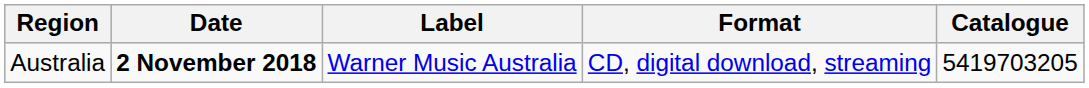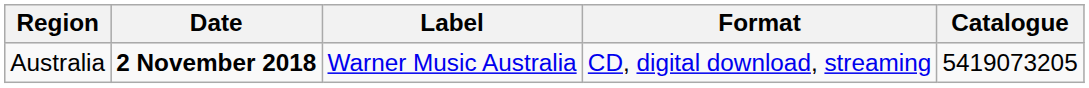(1010, 62) 5419703205 -> (1010, 62) 5419073205
